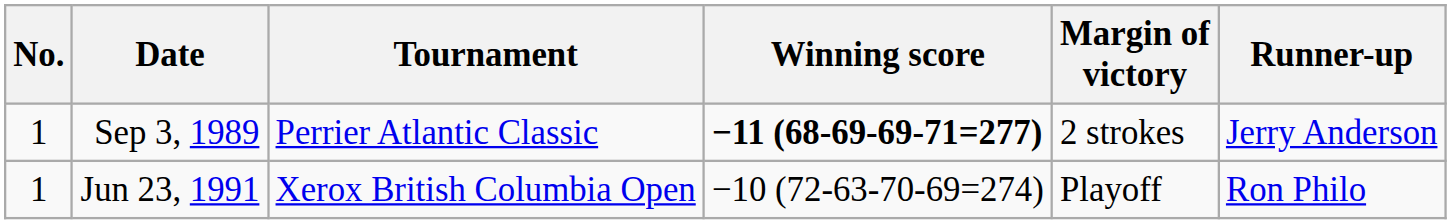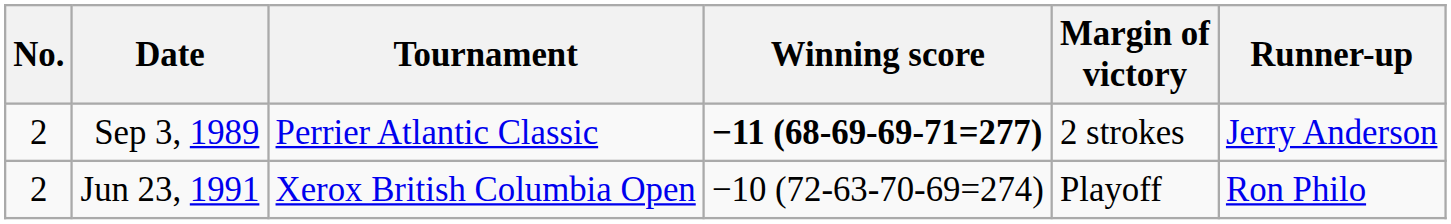(39, 131) 1 -> (39, 131) 2
(39, 189) 1 -> (39, 189) 2
